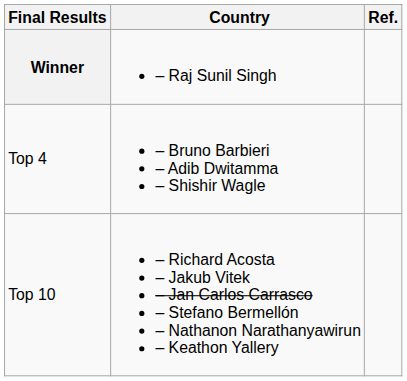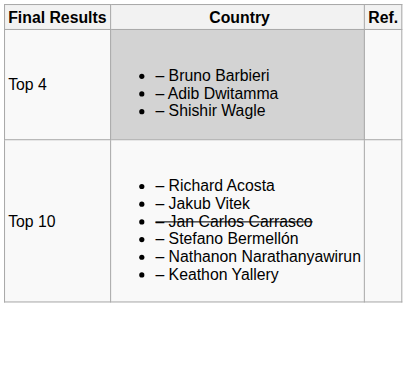- row: (57, 67)
(237, 168) no background -> (237, 93) lightgrey background
